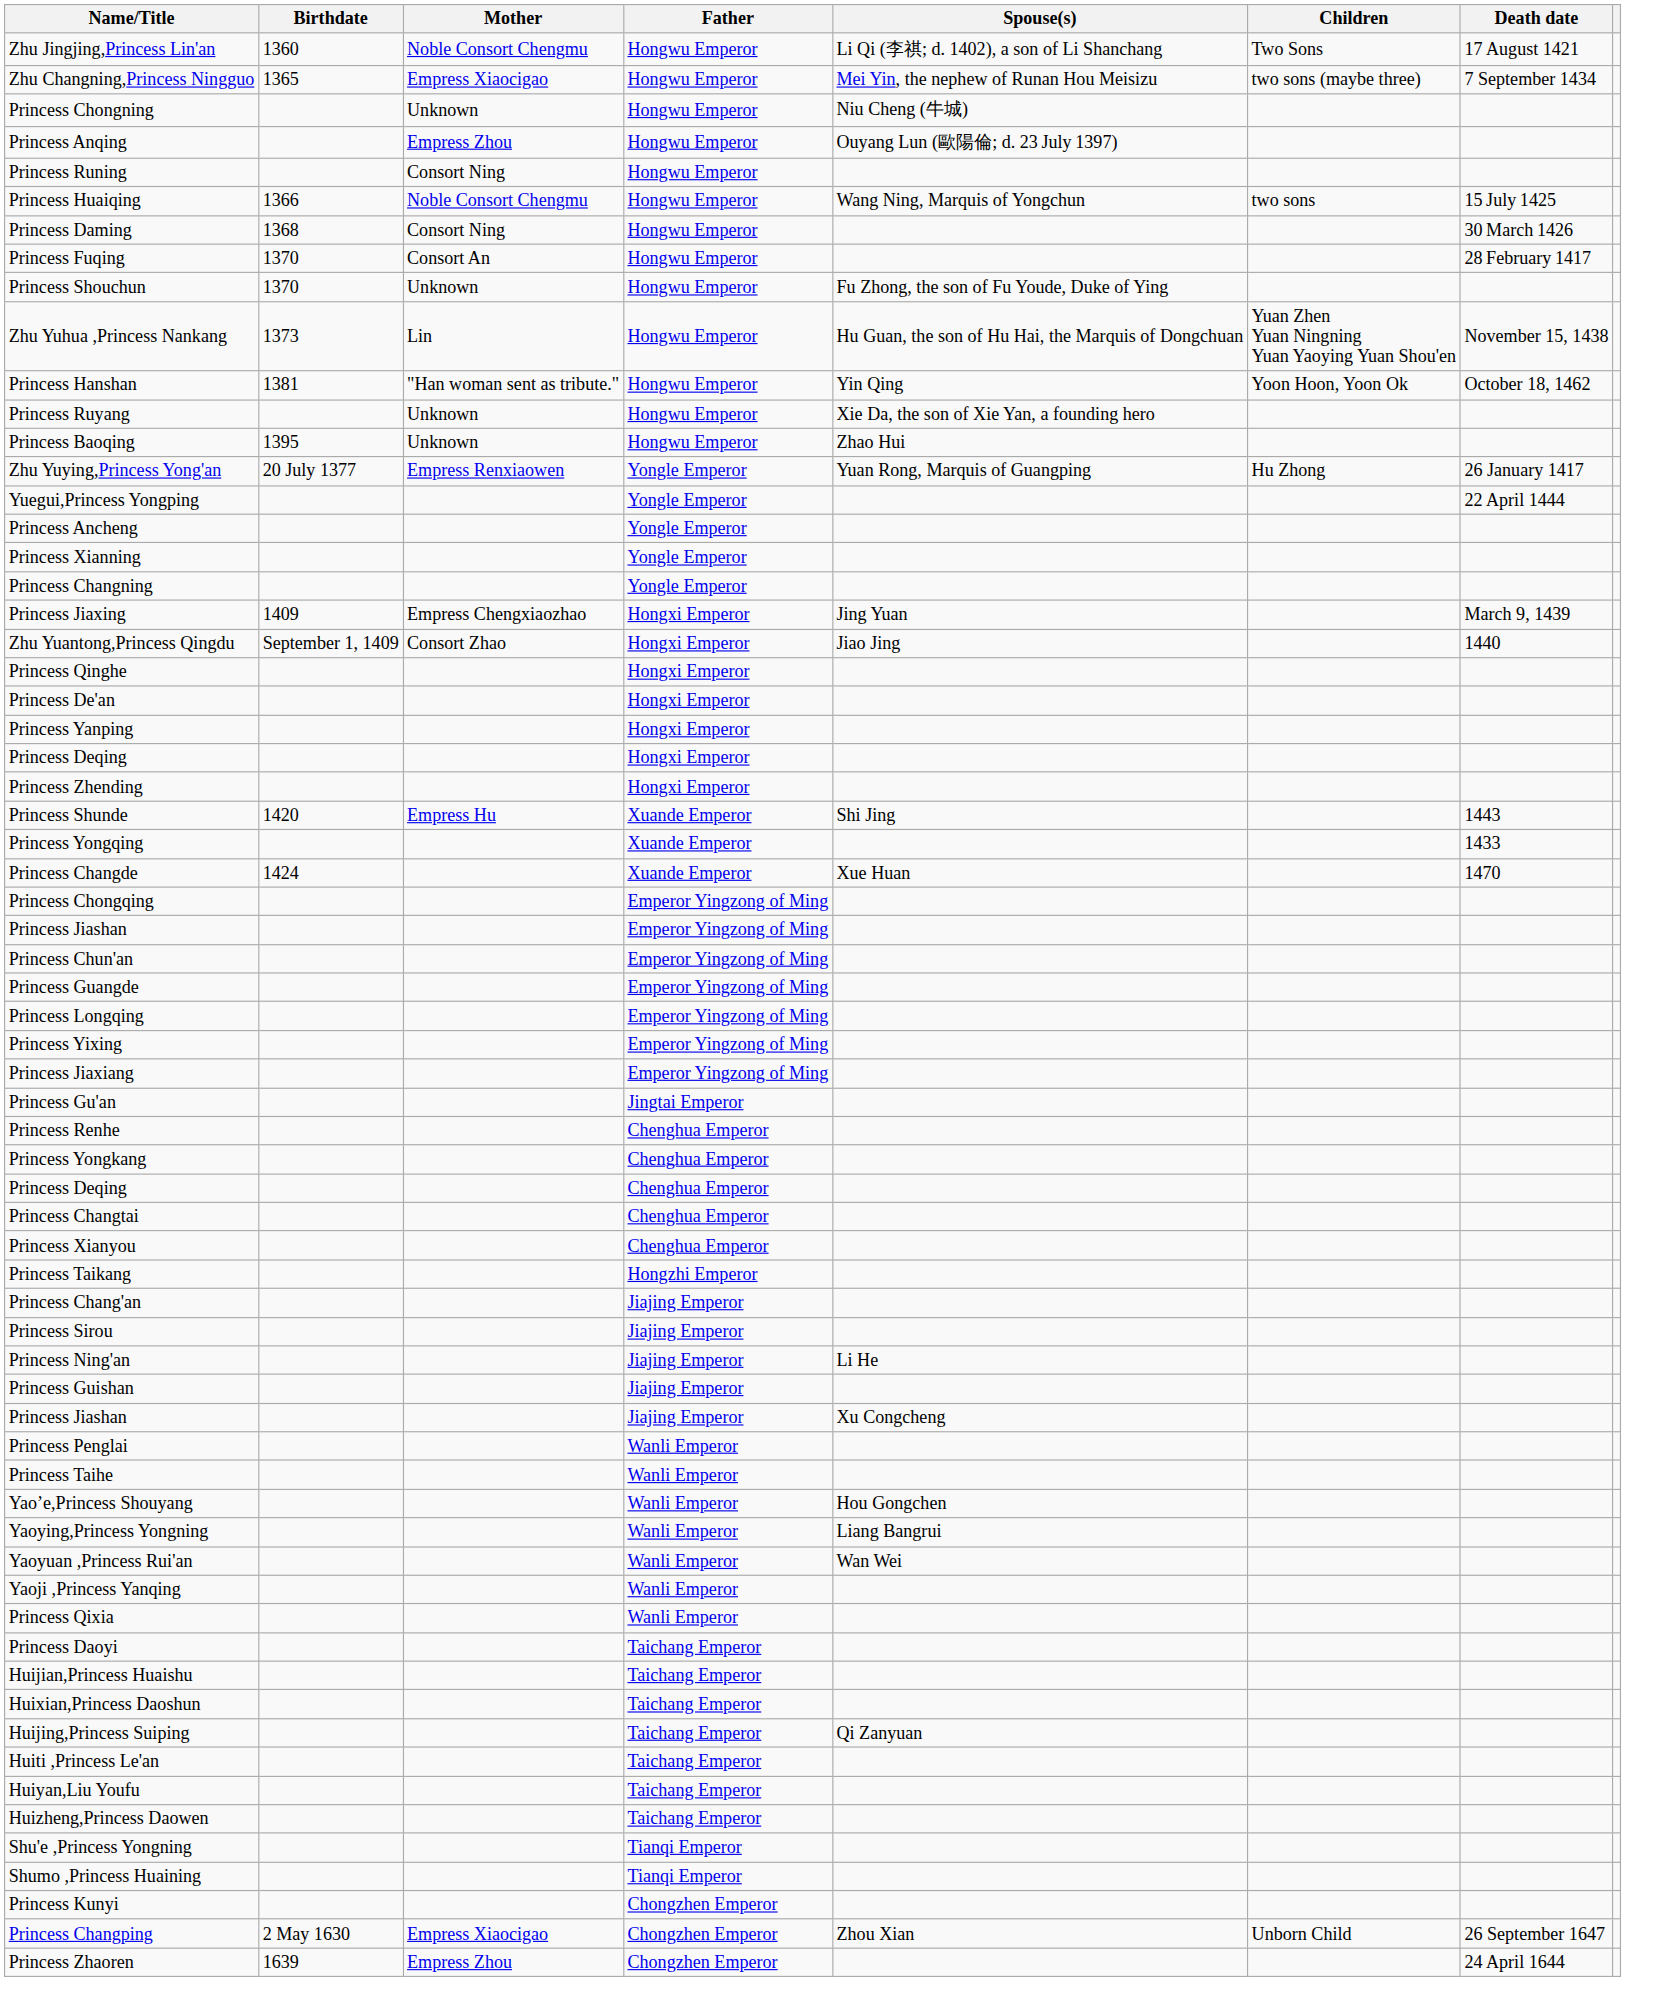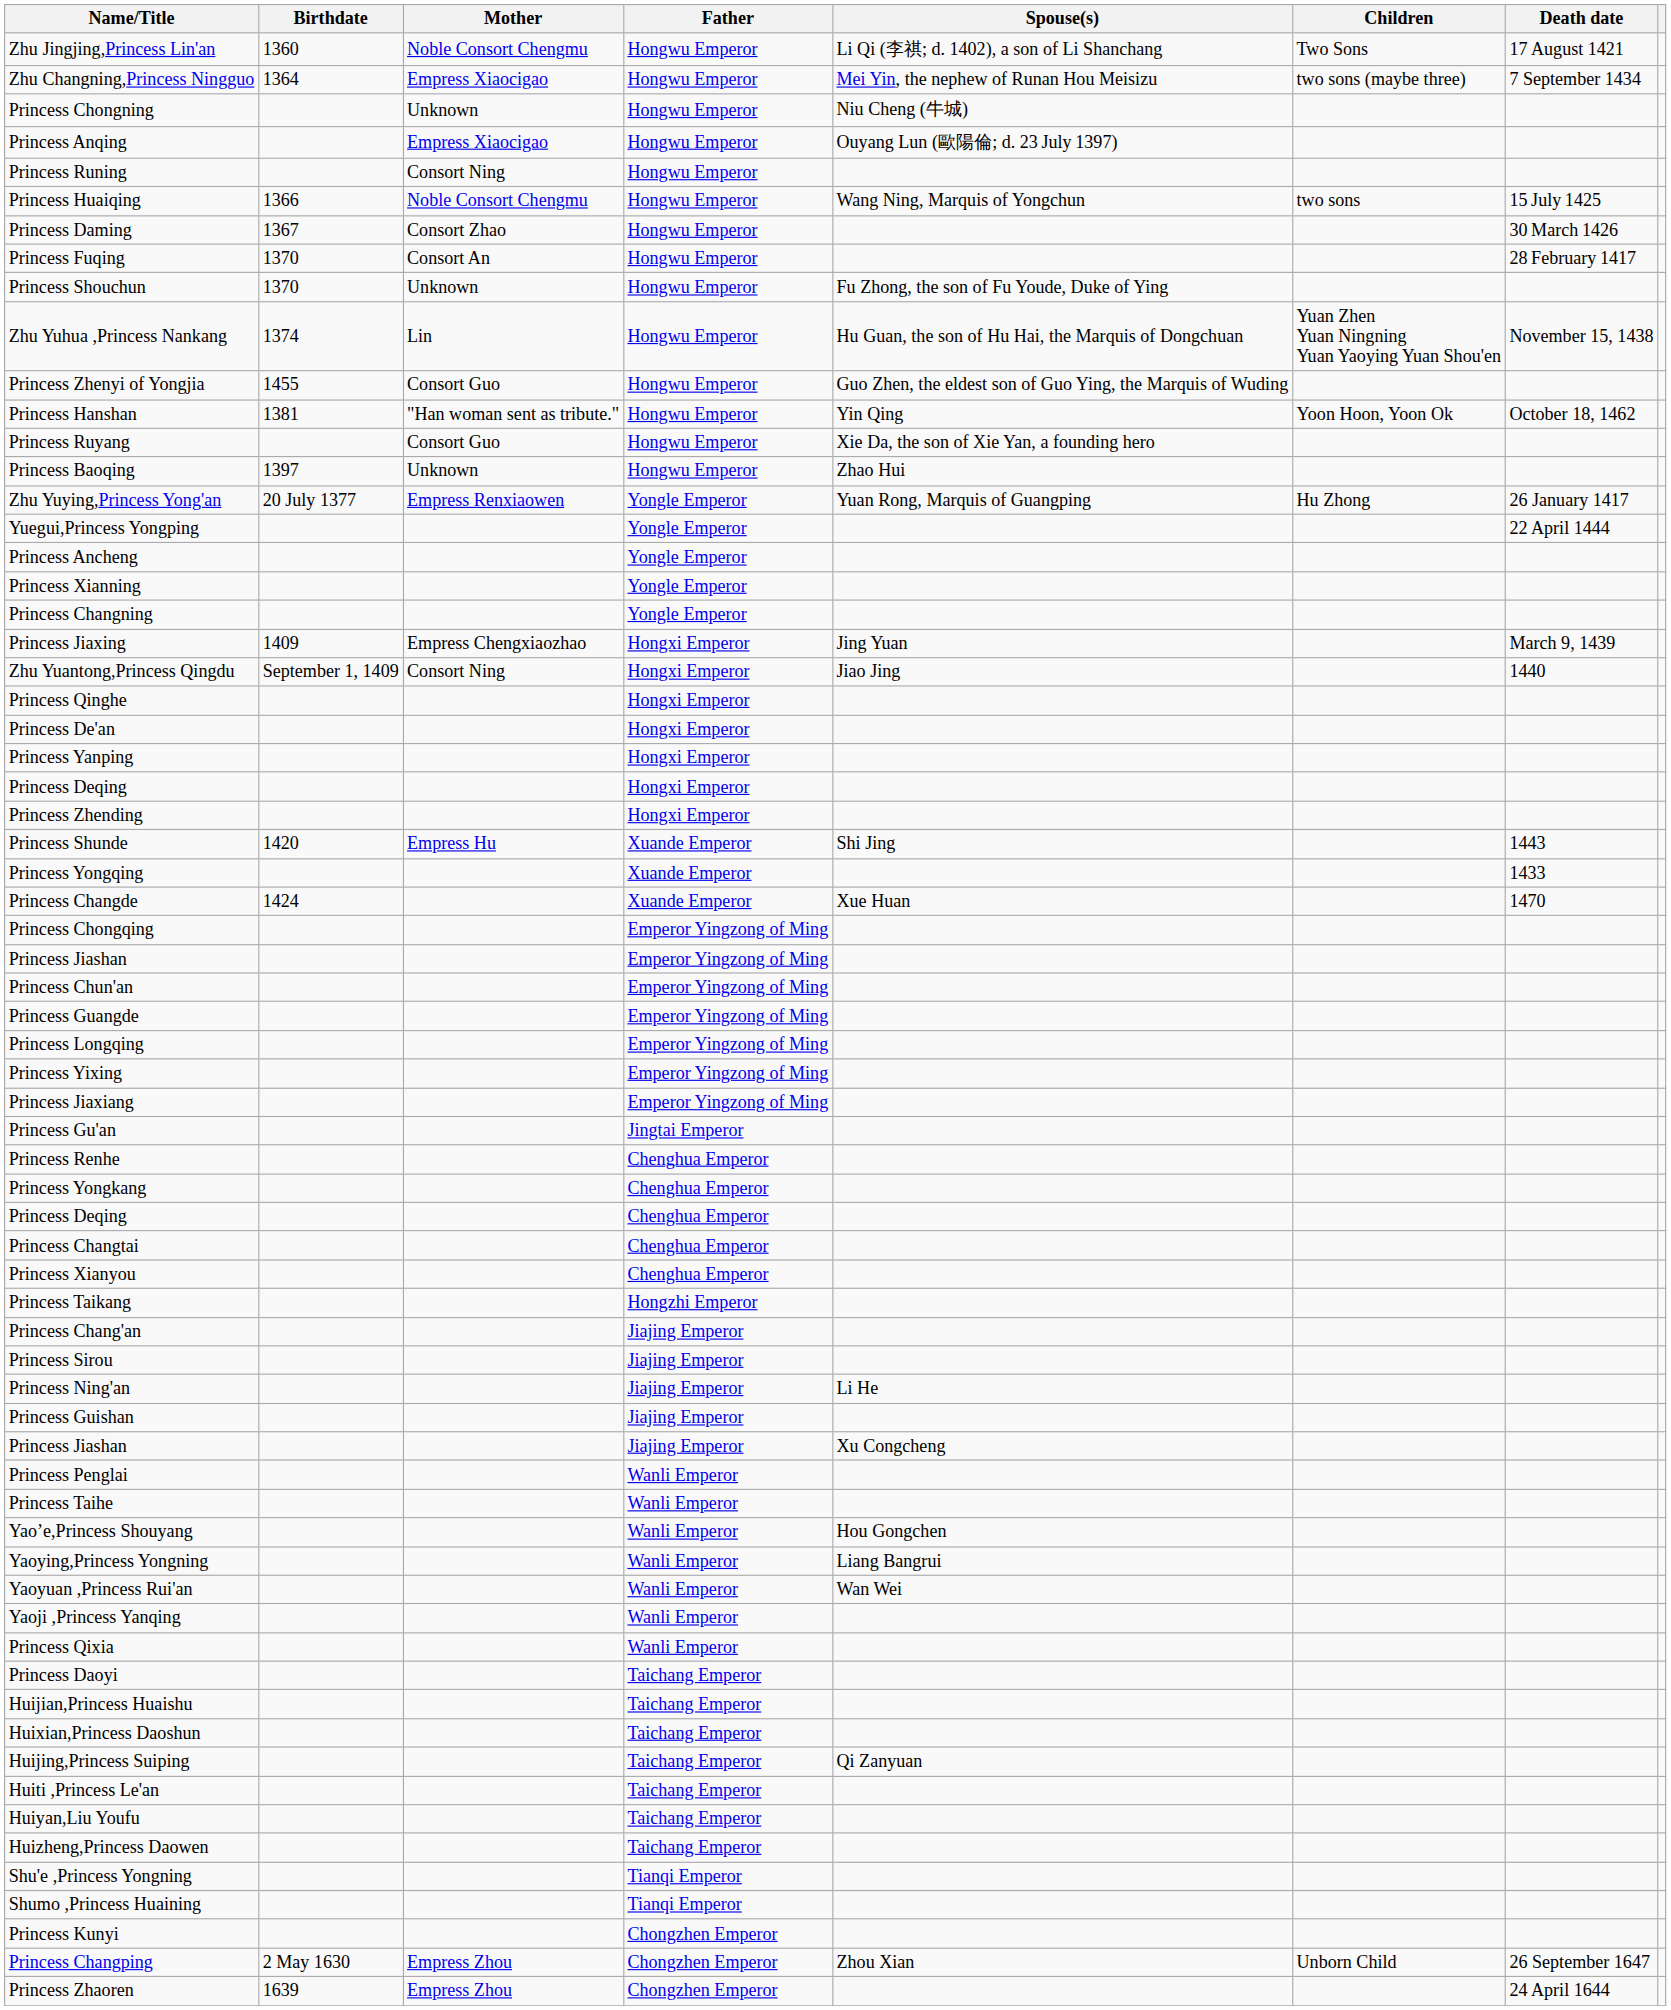(281, 79) 1365 -> (281, 79) 1364
(460, 142) Empress Zhou -> (478, 142) Empress Xiaocigao
(281, 229) 1368 -> (281, 229) 1367
(456, 229) Consort Ning -> (457, 229) Consort Zhao
(281, 336) 1373 -> (281, 336) 1374
+ row: (107, 385)
(443, 413) Unknown -> (454, 442) Consort Guo
(281, 442) 1395 -> (281, 471) 1397
(457, 643) Consort Zhao -> (456, 671) Consort Ning
(478, 1933) Empress Xiaocigao -> (460, 1962) Empress Zhou
